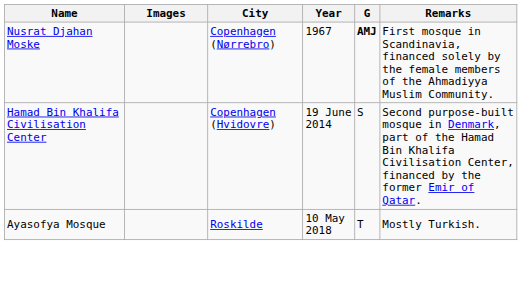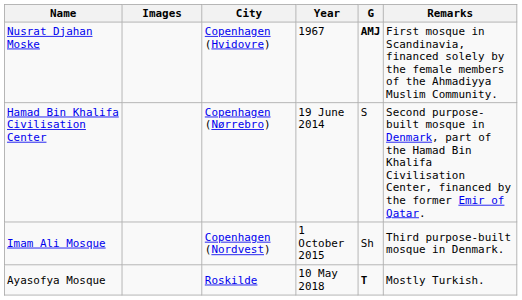(243, 37) Copenhagen (Nørrebro) -> (238, 37) Copenhagen (Hvidovre)
(243, 118) Copenhagen (Hvidovre) -> (238, 118) Copenhagen (Nørrebro)
+ row: (56, 243)
(360, 224) normal -> (364, 280) bold
